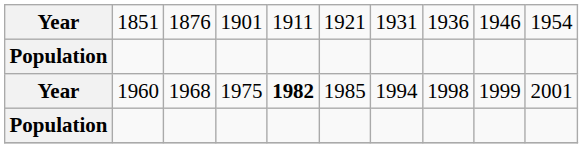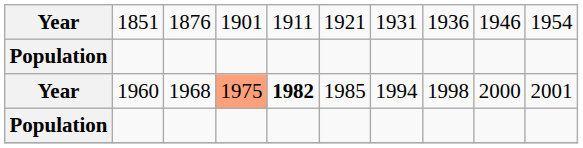(241, 91) no background -> (241, 91) lightsalmon background
(500, 91) 1999 -> (500, 91) 2000
